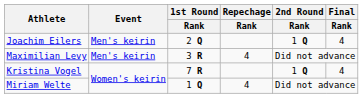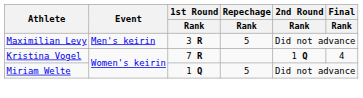- row: (44, 40)
(247, 55) 4 -> (247, 40) 5
(247, 85) 4 -> (247, 70) 5
